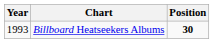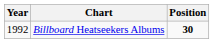(18, 30) 1993 -> (18, 30) 1992
